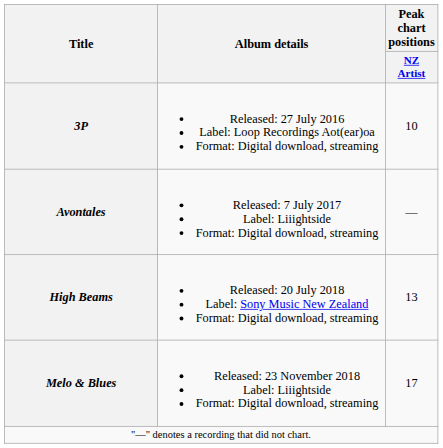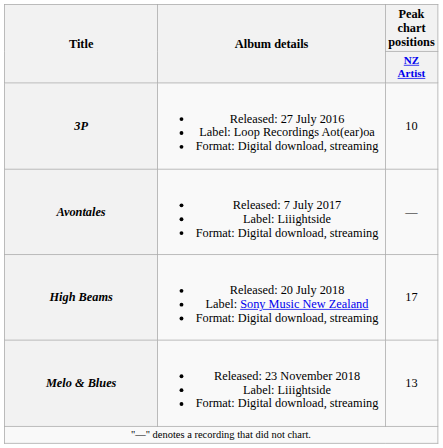(411, 297) 13 -> (411, 297) 17
(411, 383) 17 -> (411, 383) 13
